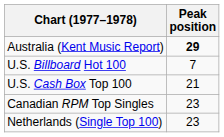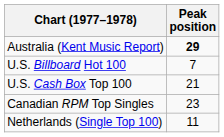(193, 122) 23 -> (193, 122) 11
